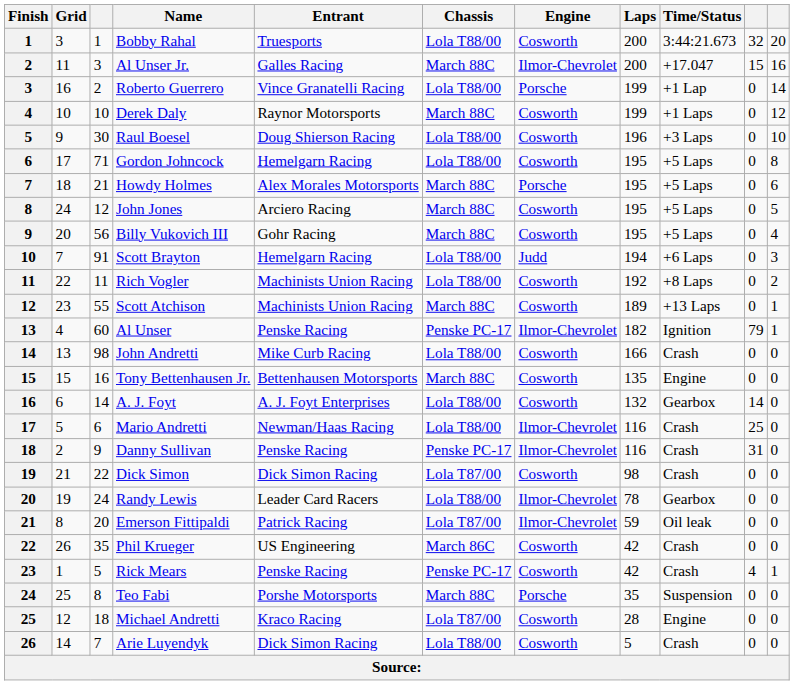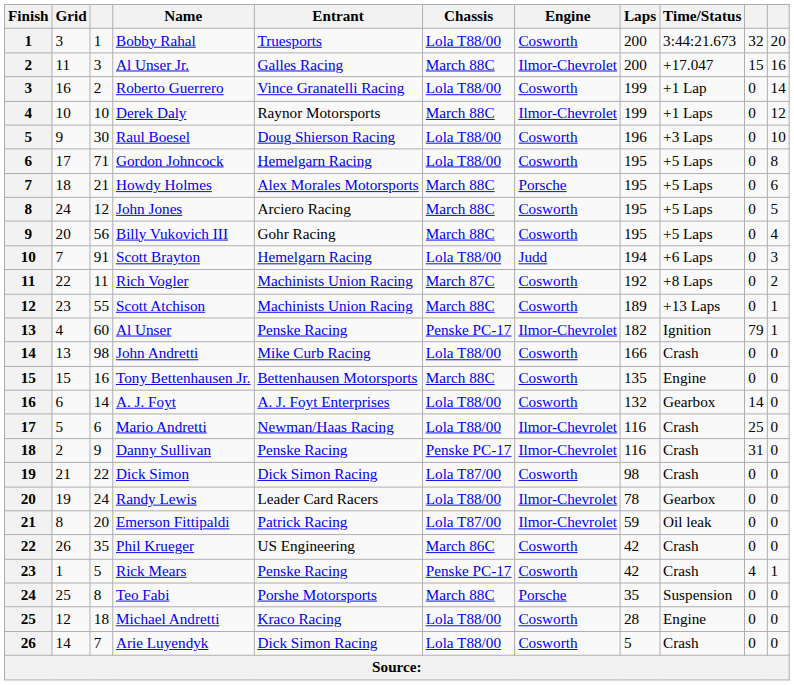(543, 88) Porsche -> (548, 88) Cosworth
(548, 112) Cosworth -> (568, 112) Ilmor-Chevrolet
(463, 281) Lola T88/00 -> (460, 281) March 87C
(463, 619) Lola T87/00 -> (463, 619) Lola T88/00
